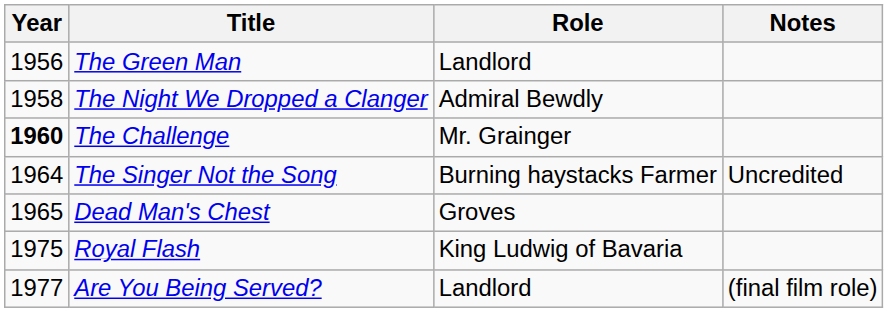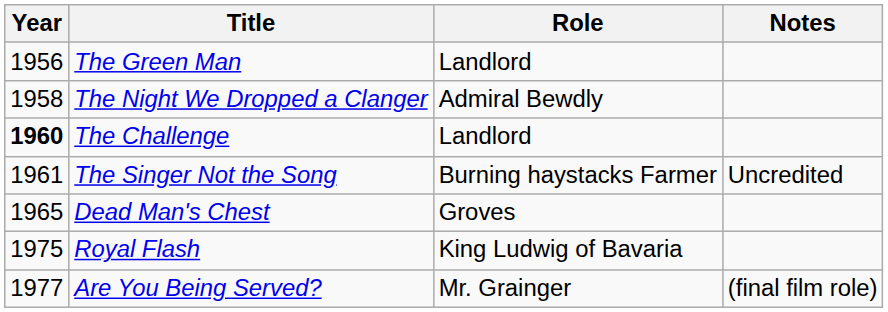(505, 136) Mr. Grainger -> (485, 136) Landlord
(37, 174) 1964 -> (37, 174) 1961
(485, 288) Landlord -> (505, 288) Mr. Grainger
